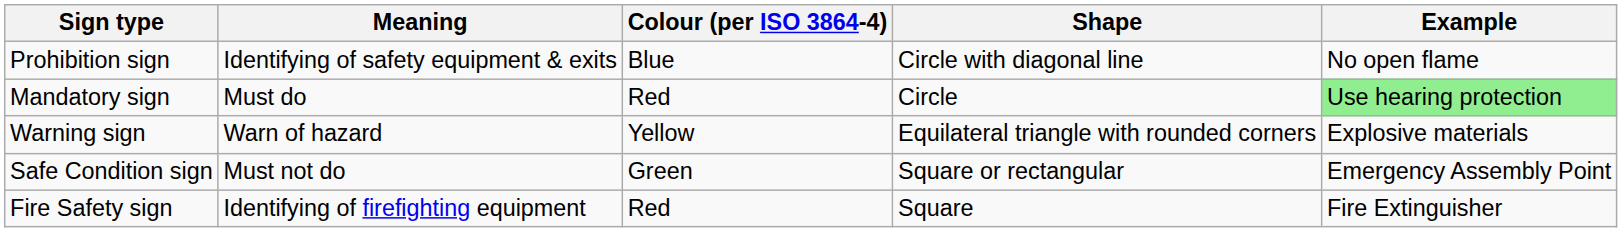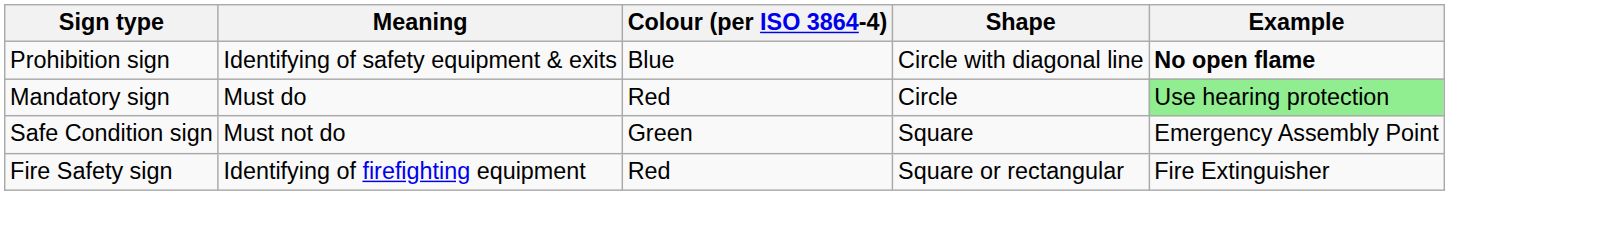(1403, 60) normal -> (1235, 60) bold
- row: (78, 134)
(1011, 171) Square or rectangular -> (936, 134) Square
(936, 208) Square -> (1011, 171) Square or rectangular
